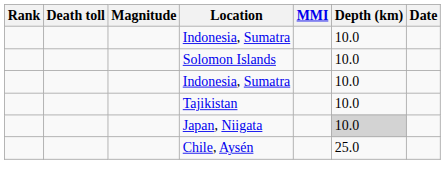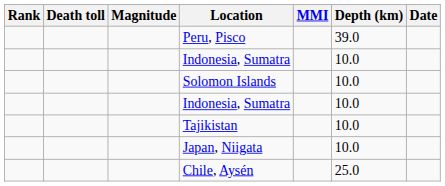+ row: (24, 38)
(347, 125) lightgrey background -> (347, 147) no background
